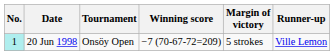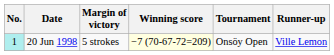columns swapped: (109, 19) <-> (248, 19)
(181, 42) no background -> (171, 42) lightyellow background
